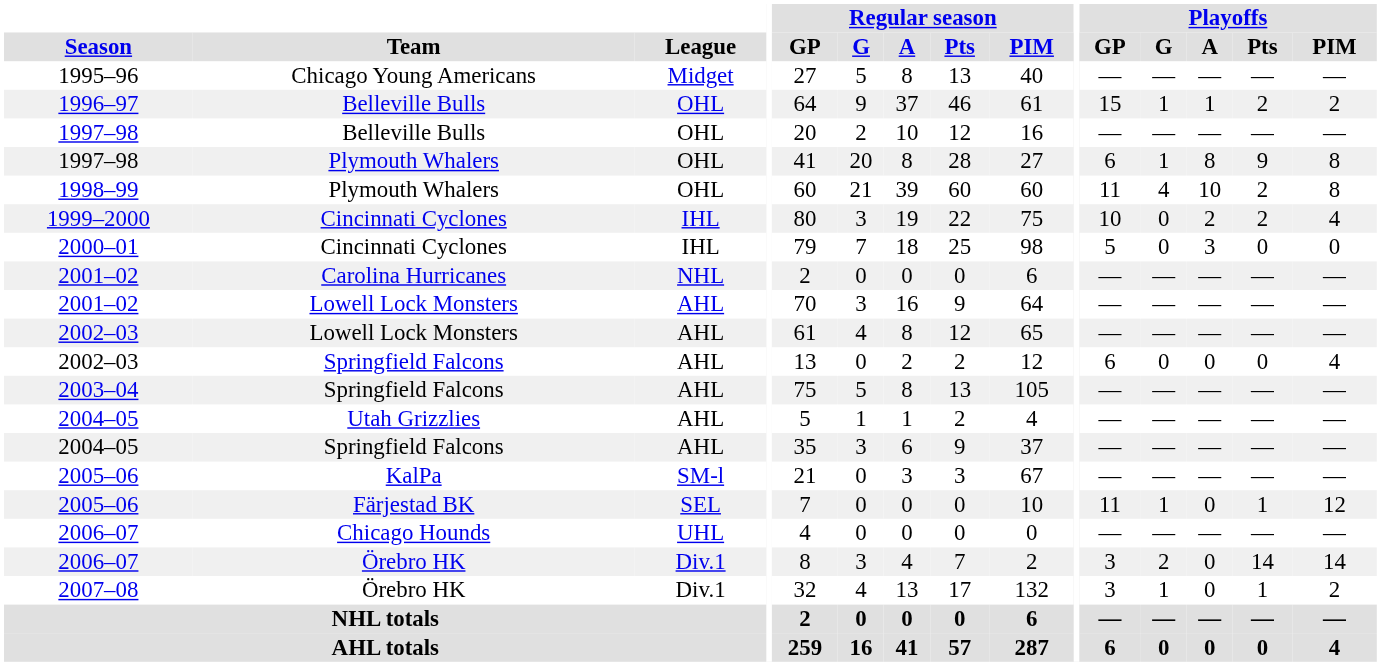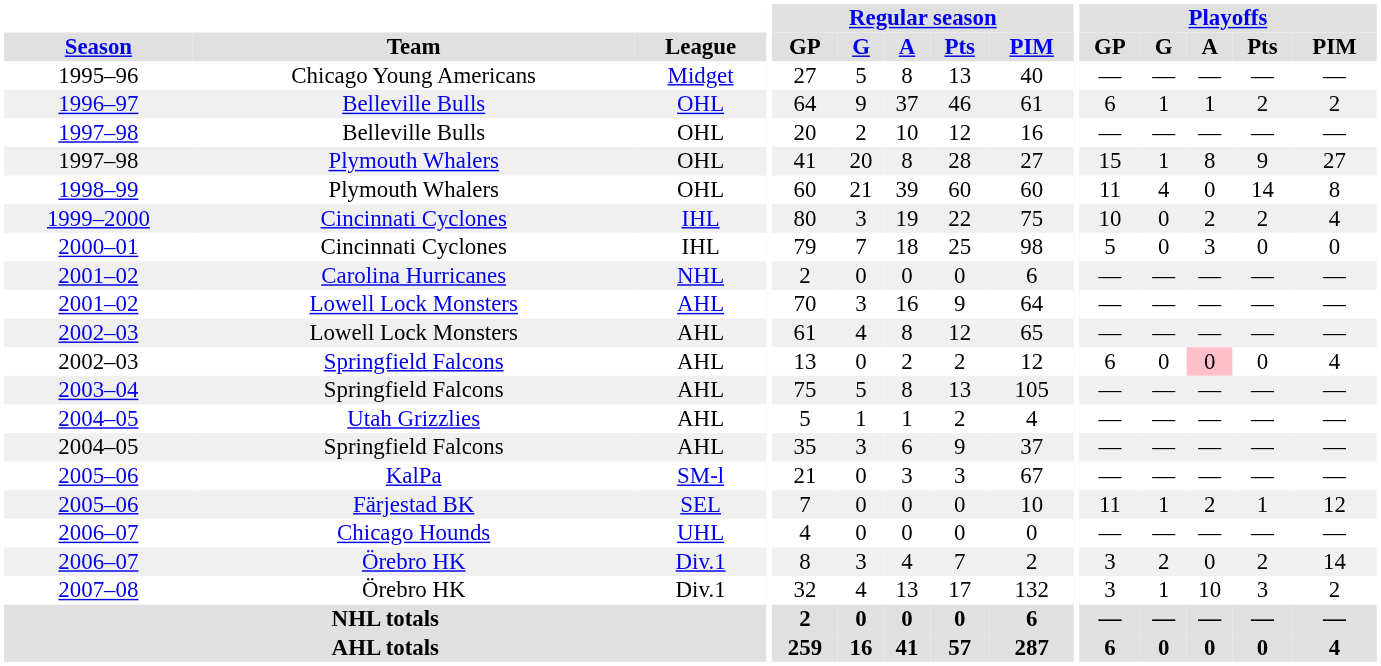(1110, 103) 15 -> (1110, 103) 6
(1110, 161) 6 -> (1110, 161) 15
(1334, 161) 8 -> (1334, 161) 27
(1210, 189) 10 -> (1210, 189) 0
(1262, 189) 2 -> (1262, 189) 14
(1210, 361) no background -> (1210, 361) pink background
(1210, 504) 0 -> (1210, 504) 2
(1262, 561) 14 -> (1262, 561) 2
(1210, 590) 0 -> (1210, 590) 10
(1262, 590) 1 -> (1262, 590) 3
